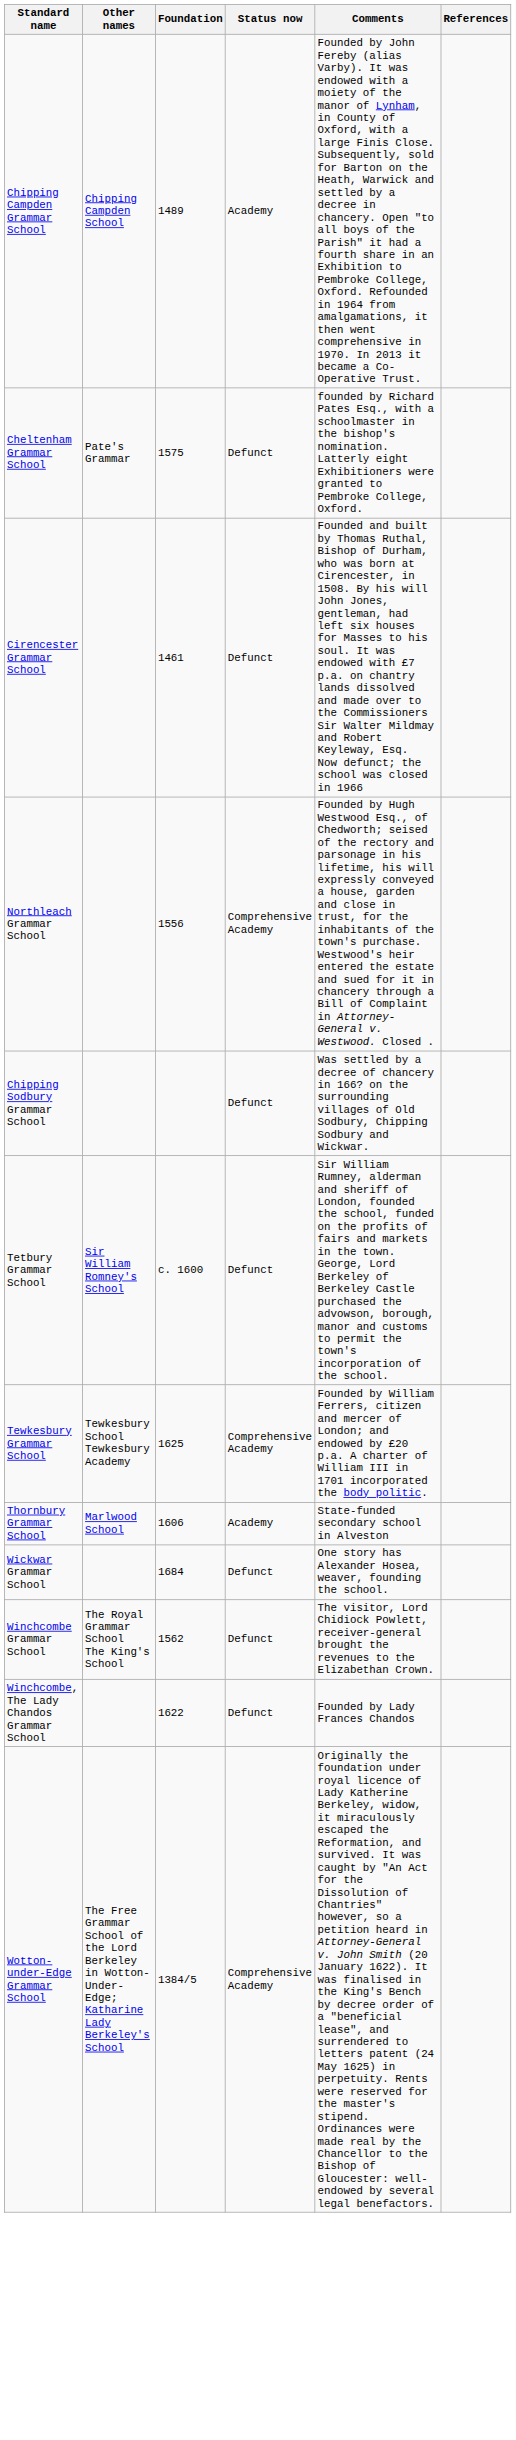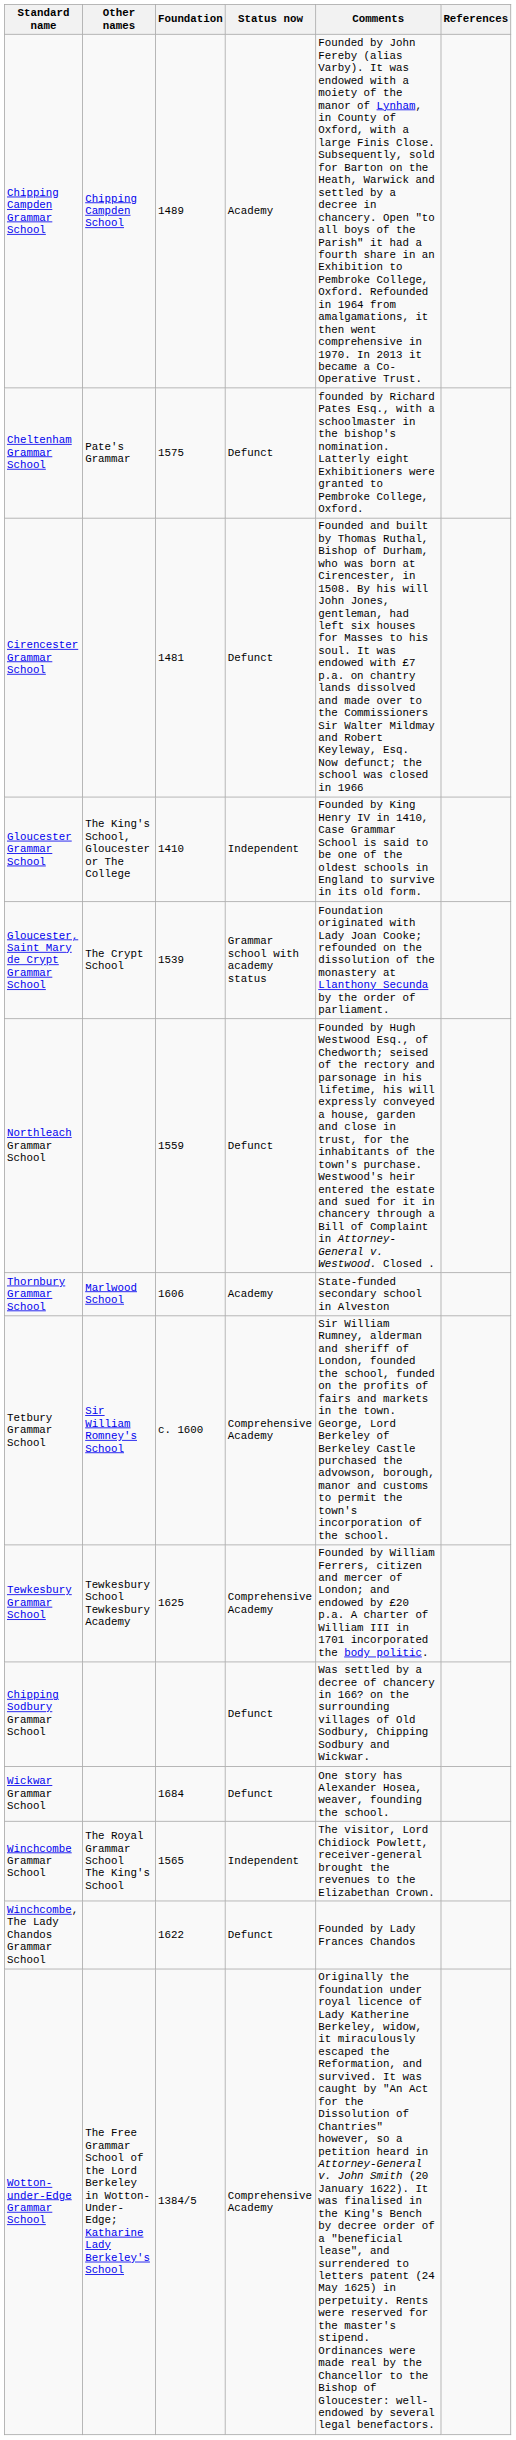(171, 657) 1461 -> (171, 657) 1481
+ row: (39, 849)
+ row: (43, 960)
(171, 924) 1556 -> (171, 1146) 1559
(270, 924) Comprehensive Academy -> (251, 1146) Defunct
rows swapped: (33, 1103) <-> (36, 1523)
(250, 1270) Defunct -> (270, 1430) Comprehensive Academy
(171, 1639) 1562 -> (171, 1861) 1565
(250, 1639) Defunct -> (263, 1861) Independent
